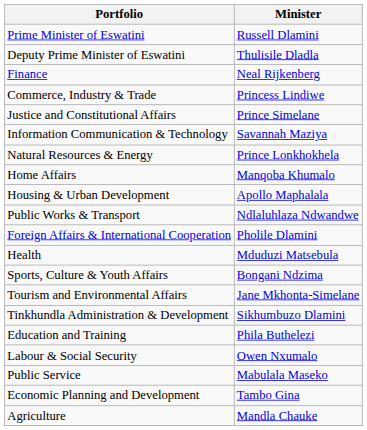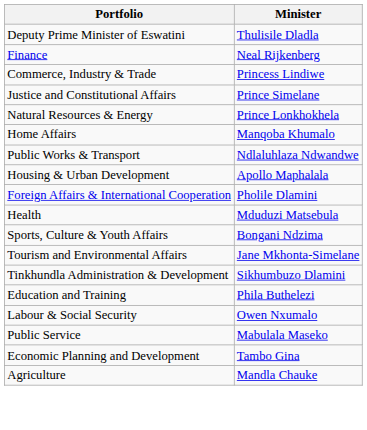- row: (76, 34)
- row: (118, 134)
rows swapped: (74, 214) <-> (88, 194)
